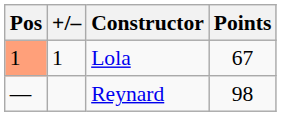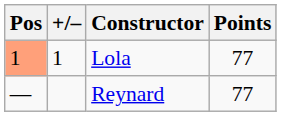(243, 58) 67 -> (243, 58) 77
(243, 93) 98 -> (243, 93) 77
